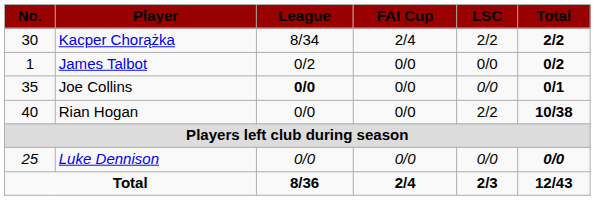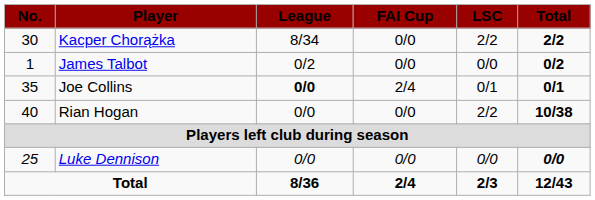(405, 40) 2/4 -> (405, 40) 0/0
(405, 87) 0/0 -> (405, 87) 2/4
(487, 87) 0/0 -> (487, 87) 0/1
